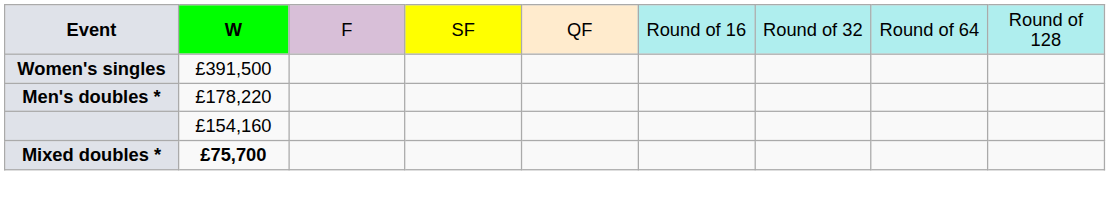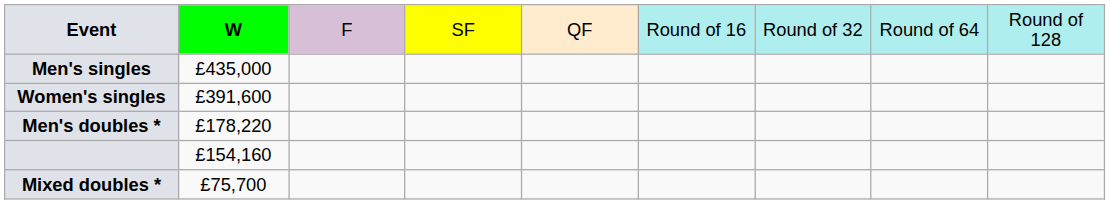+ row: (91, 69)
(233, 69) £391,500 -> (233, 98) £391,600
(233, 155) bold -> (233, 184) normal
